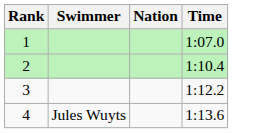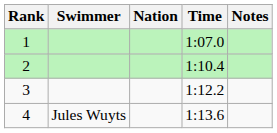+ column: (250, 16)
